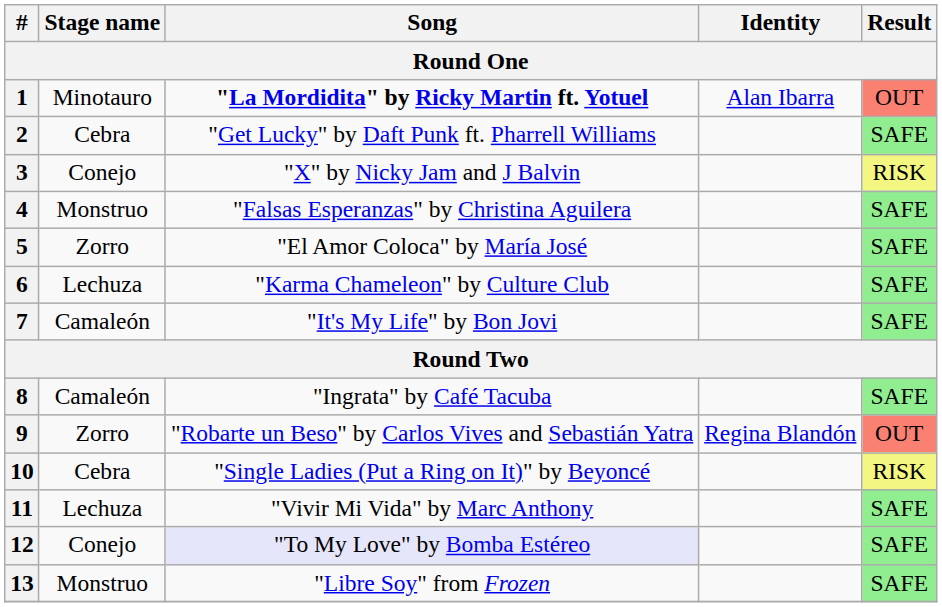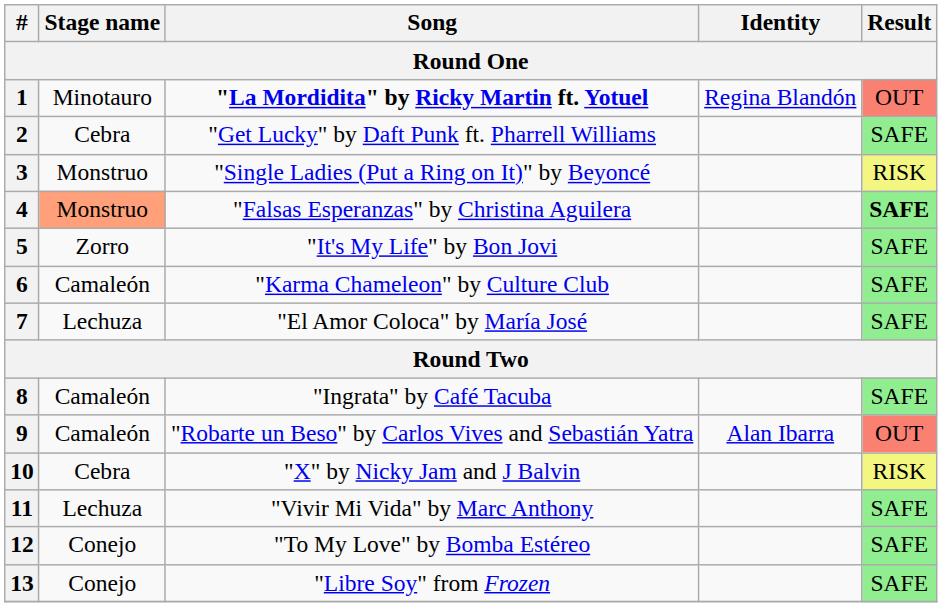(780, 97) Alan Ibarra -> (780, 97) Regina Blandón
(102, 172) Conejo -> (102, 172) Monstruo
(432, 172) "X" by Nicky Jam and J Balvin -> (432, 172) "Single Ladies (Put a Ring on It)" by Beyoncé
(102, 209) no background -> (102, 209) lightsalmon background
(899, 209) normal -> (899, 209) bold
(432, 246) "El Amor Coloca" by María José -> (432, 246) "It's My Life" by Bon Jovi
(102, 284) Lechuza -> (102, 284) Camaleón
(102, 321) Camaleón -> (102, 321) Lechuza
(432, 321) "It's My Life" by Bon Jovi -> (432, 321) "El Amor Coloca" by María José
(102, 433) Zorro -> (102, 433) Camaleón
(780, 433) Regina Blandón -> (780, 433) Alan Ibarra
(432, 470) "Single Ladies (Put a Ring on It)" by Beyoncé -> (432, 470) "X" by Nicky Jam and J Balvin
(432, 545) lavender background -> (432, 545) no background
(102, 582) Monstruo -> (102, 582) Conejo
